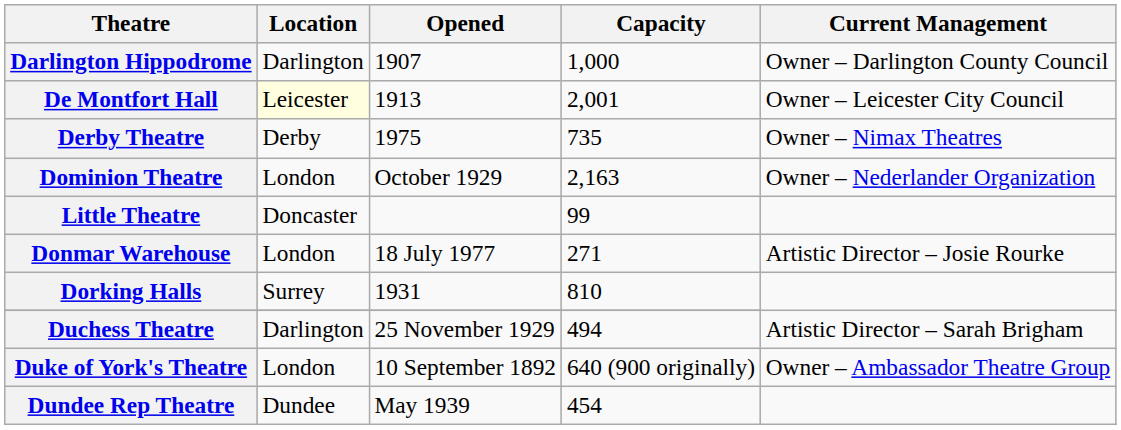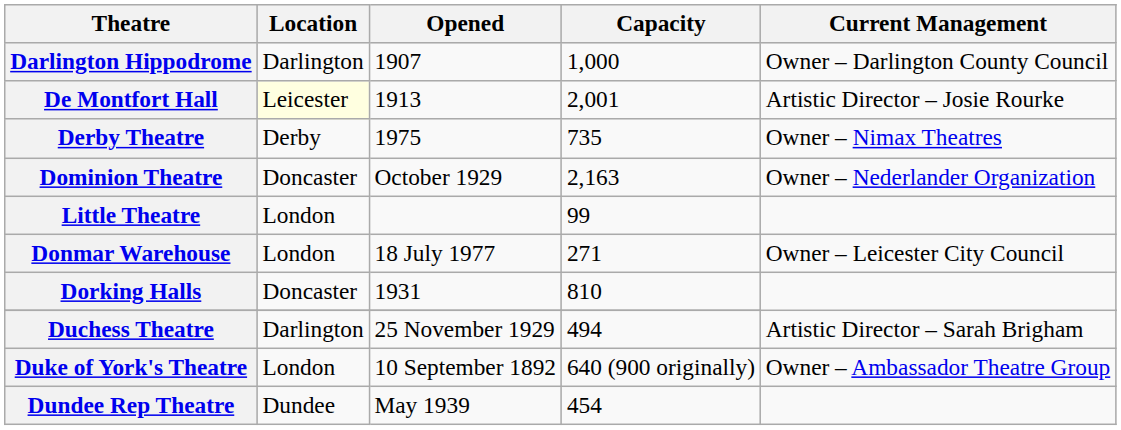(915, 100) Owner – Leicester City Council -> (915, 100) Artistic Director – Josie Rourke
(299, 176) London -> (310, 176) Doncaster
(310, 214) Doncaster -> (299, 214) London
(915, 253) Artistic Director – Josie Rourke -> (915, 253) Owner – Leicester City Council
(294, 291) Surrey -> (310, 291) Doncaster
